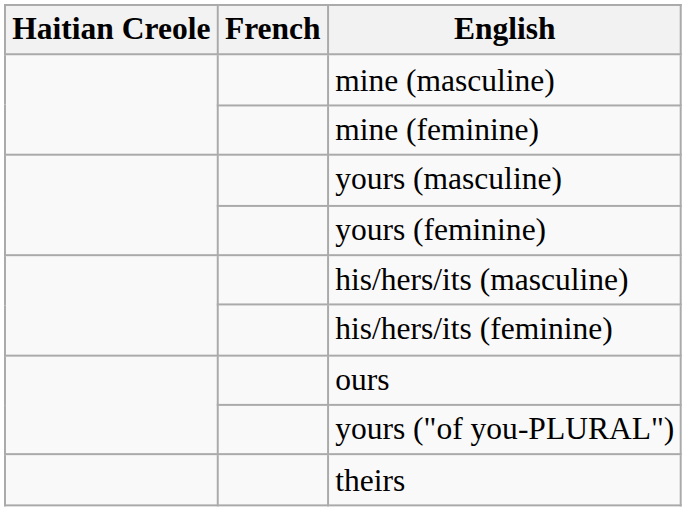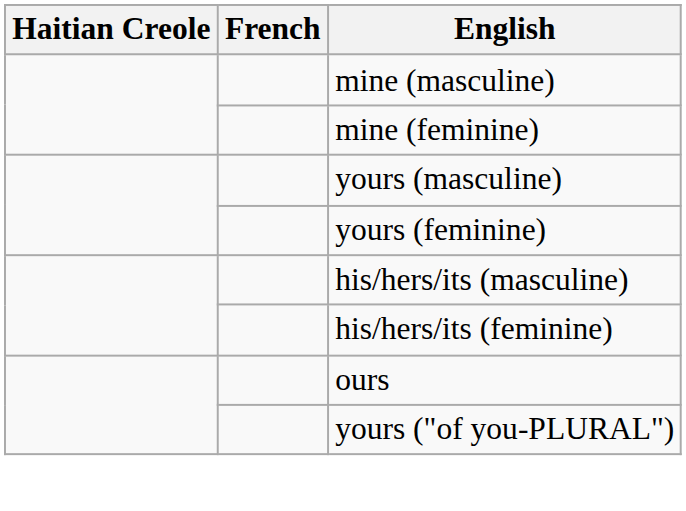- row: (370, 479)
